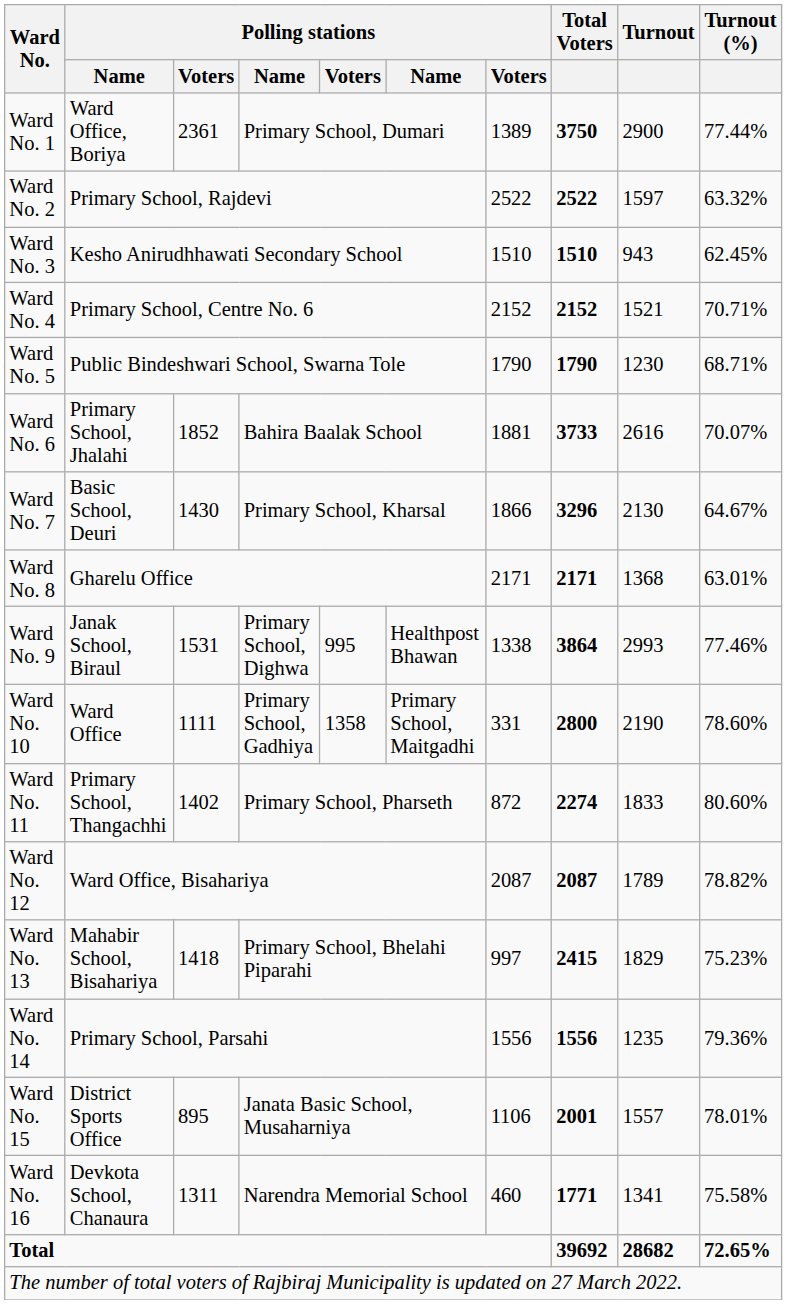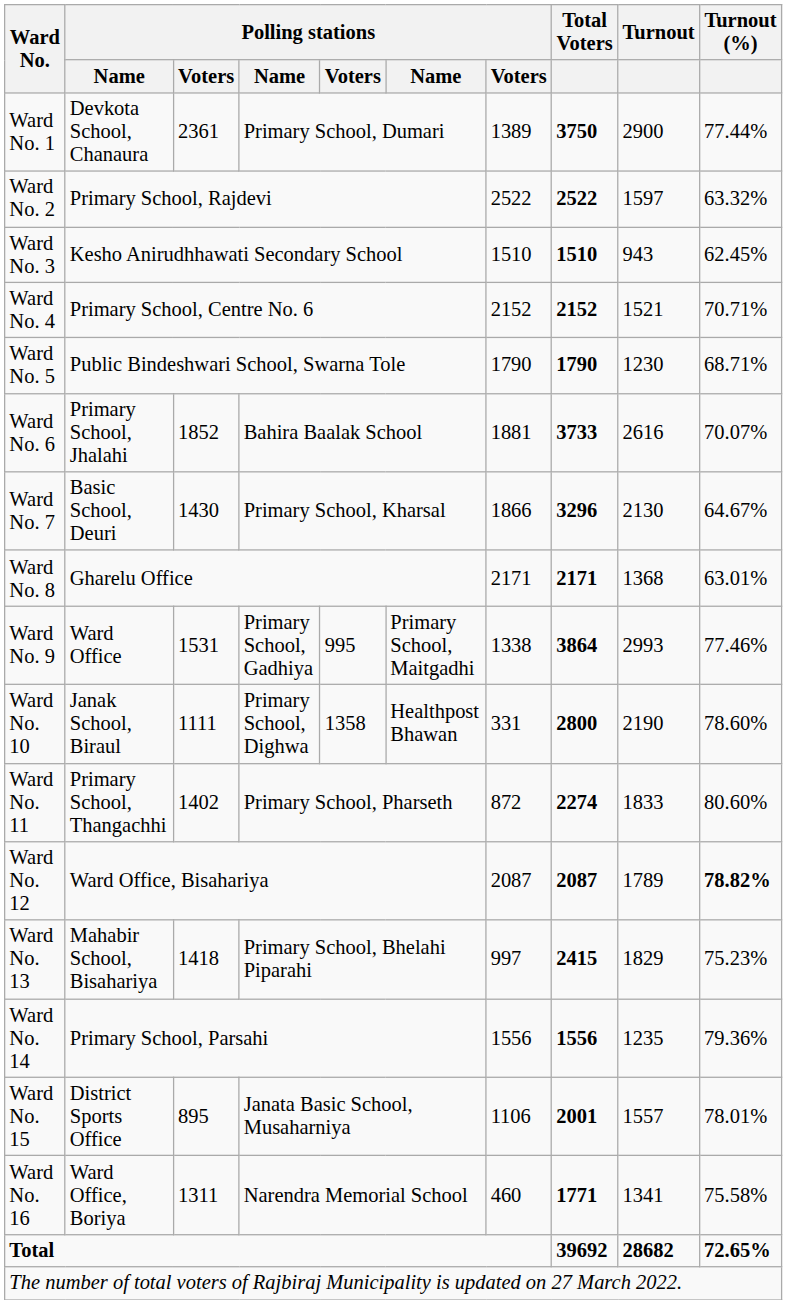(98, 131) Ward Office, Boriya -> (109, 131) Devkota School, Chanaura
(101, 645) Janak School, Biraul -> (96, 645) Ward Office
(277, 645) Primary School, Dighwa -> (278, 645) Primary School, Gadhiya
(435, 645) Healthpost Bhawan -> (432, 645) Primary School, Maitgadhi
(96, 723) Ward Office -> (101, 723) Janak School, Biraul
(278, 723) Primary School, Gadhiya -> (277, 723) Primary School, Dighwa
(432, 723) Primary School, Maitgadhi -> (435, 723) Healthpost Bhawan
(736, 880) normal -> (737, 880) bold
(109, 1194) Devkota School, Chanaura -> (98, 1194) Ward Office, Boriya
